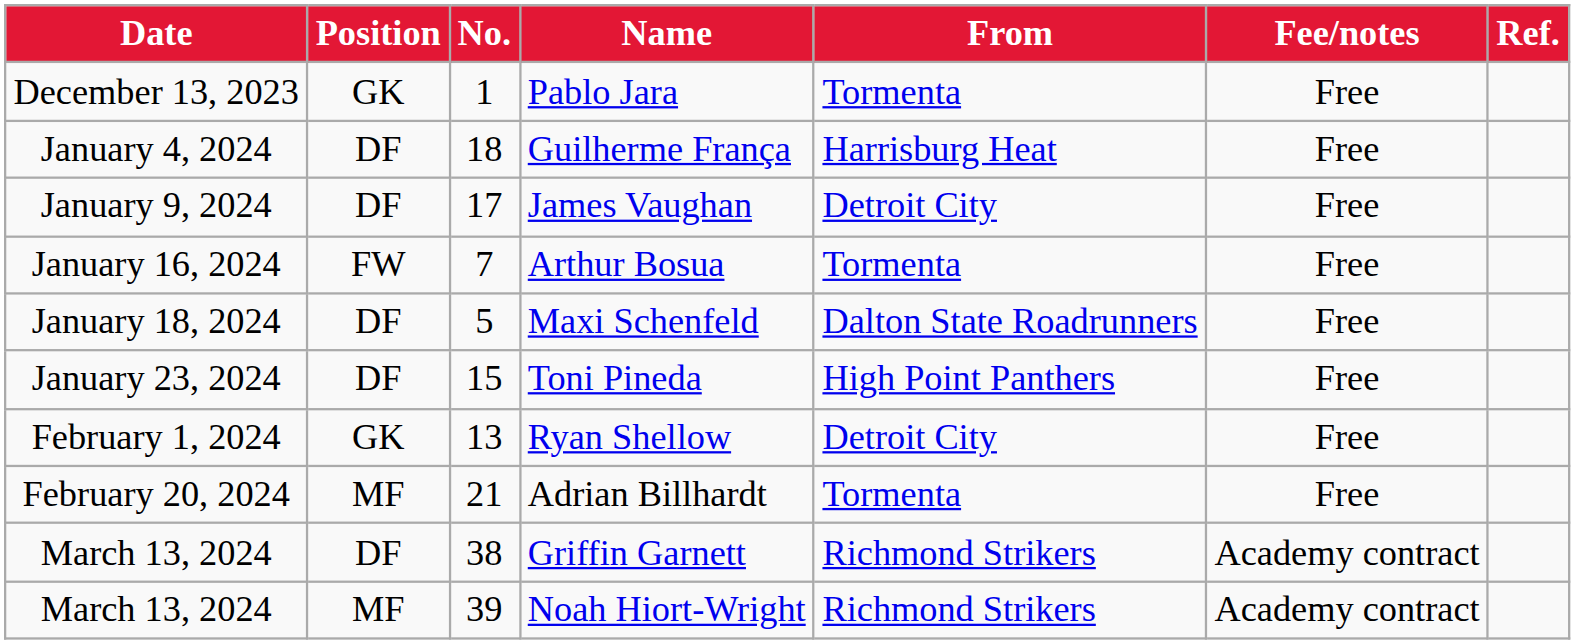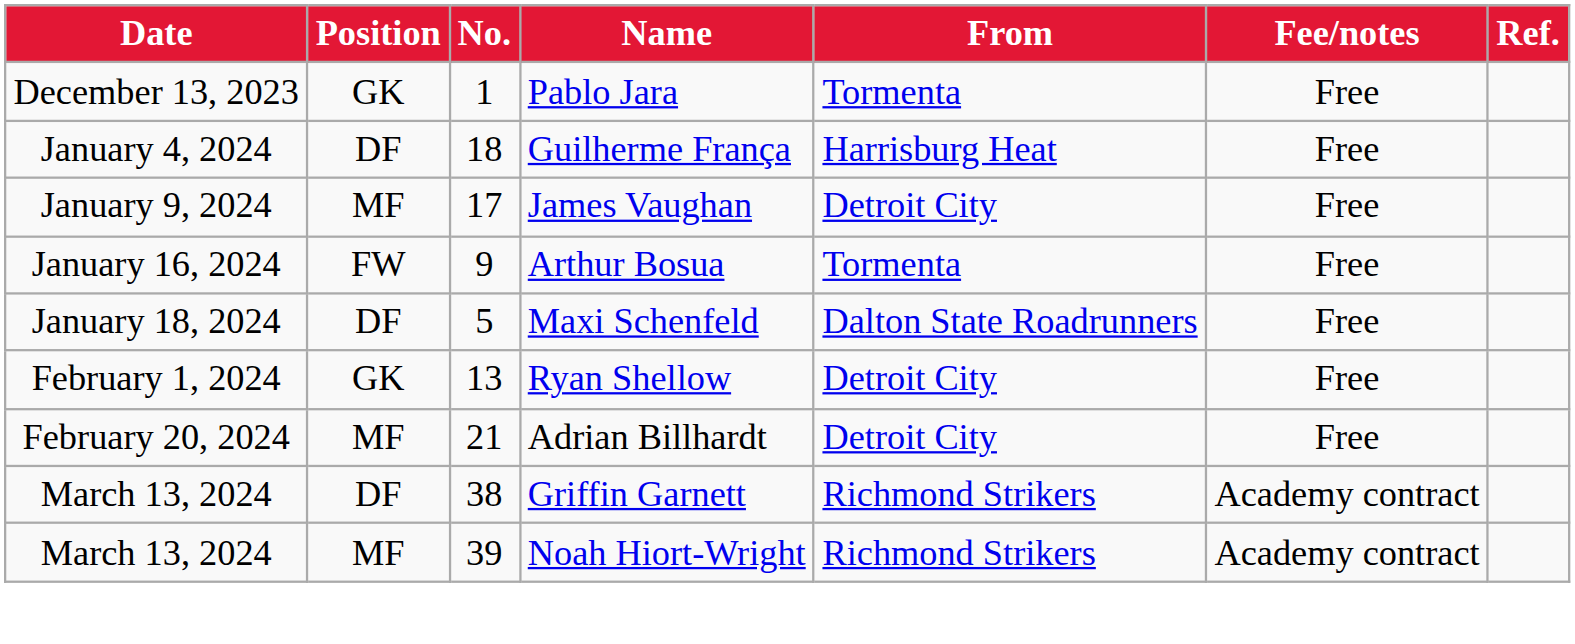(378, 206) DF -> (378, 206) MF
(484, 263) 7 -> (484, 263) 9
- row: (615, 378)
(892, 494) Tormenta -> (910, 436) Detroit City
